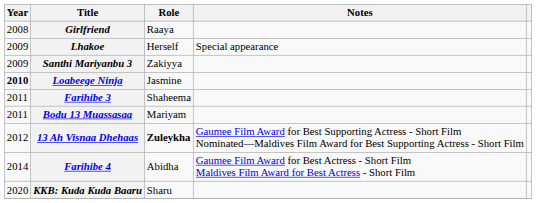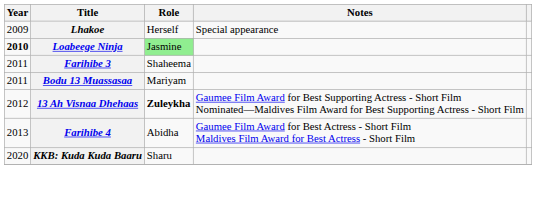- row: (88, 30)
- row: (88, 64)
(164, 81) no background -> (164, 47) lightgreen background
(18, 167) 2014 -> (18, 133) 2013
